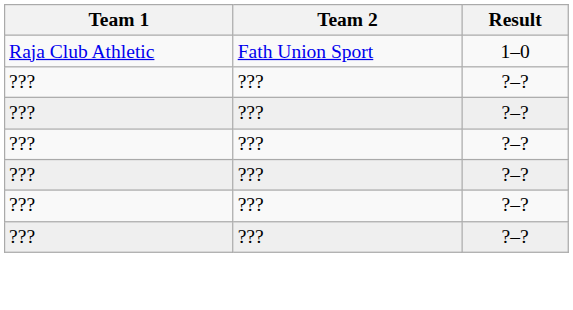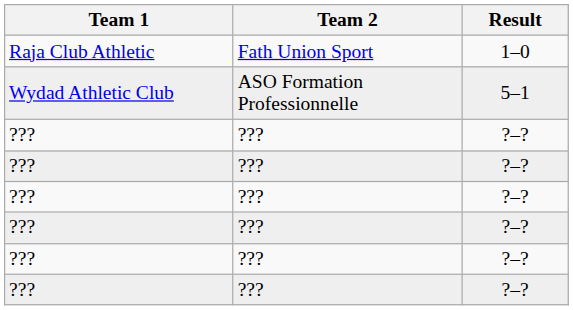+ row: (91, 92)
